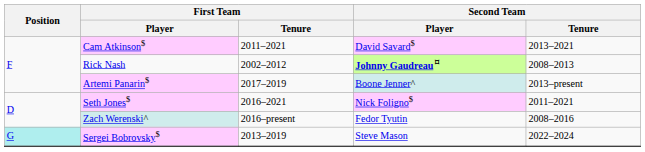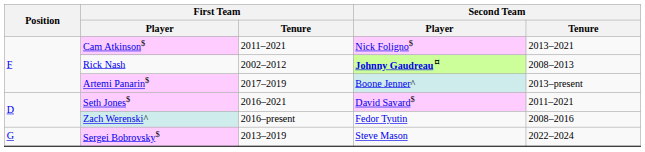(385, 45) David Savard$ -> (384, 45) Nick Foligno$
(384, 101) Nick Foligno$ -> (385, 101) David Savard$
(10, 136) paleturquoise background -> (10, 136) no background
